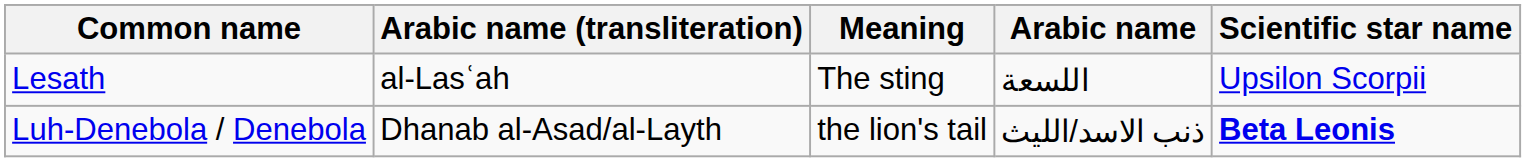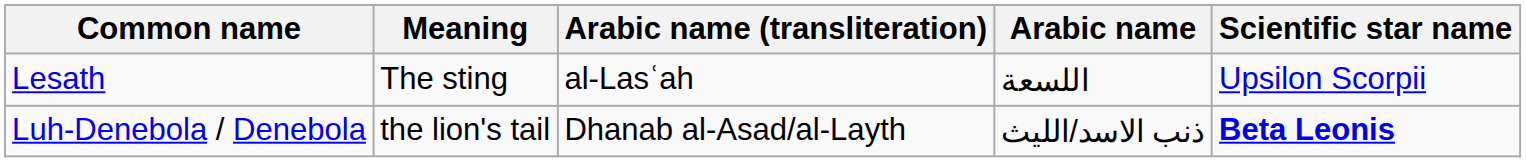columns swapped: (592, 29) <-> (902, 29)
